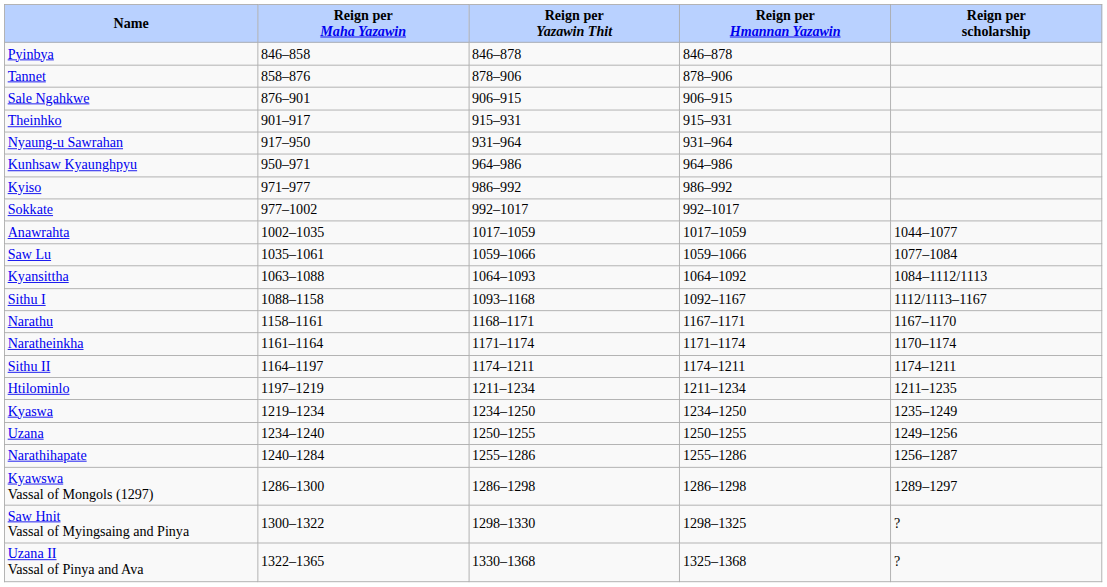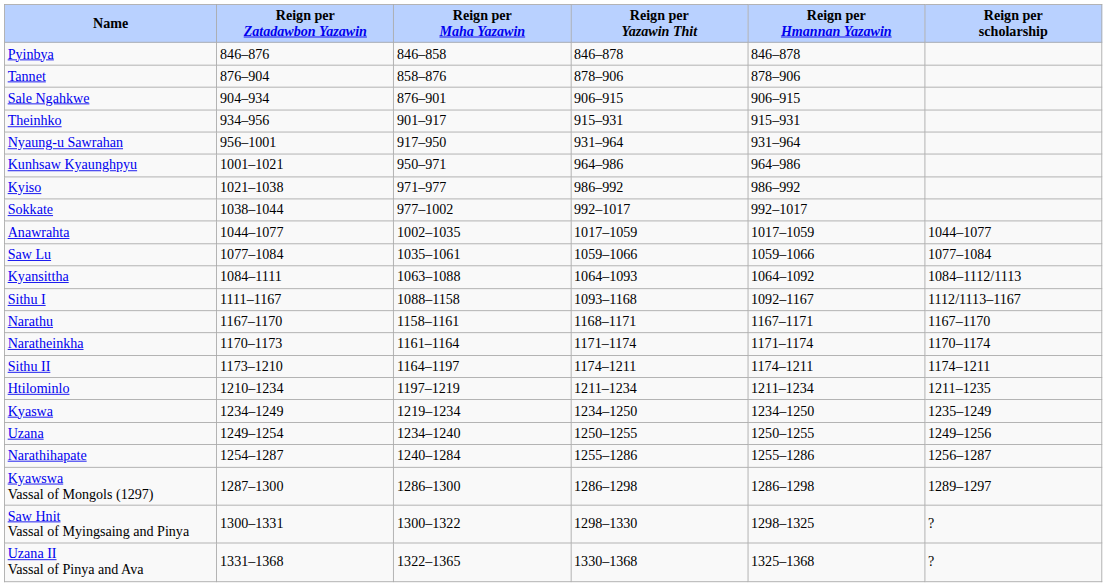+ column: (305, 23)
